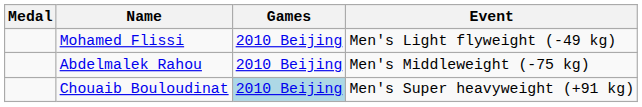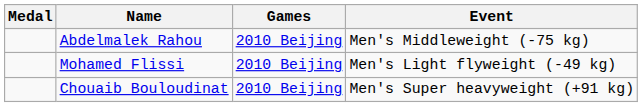rows swapped: (122, 41) <-> (131, 65)
(289, 89) lightblue background -> (289, 89) no background
